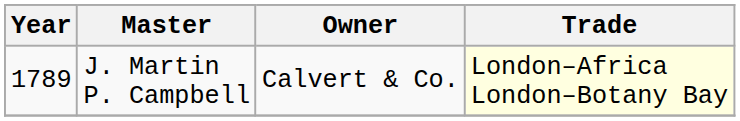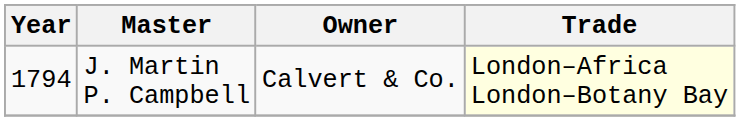(41, 81) 1789 -> (41, 81) 1794
